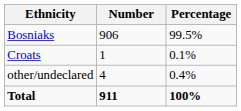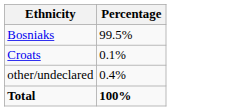- column: (131, 14)
